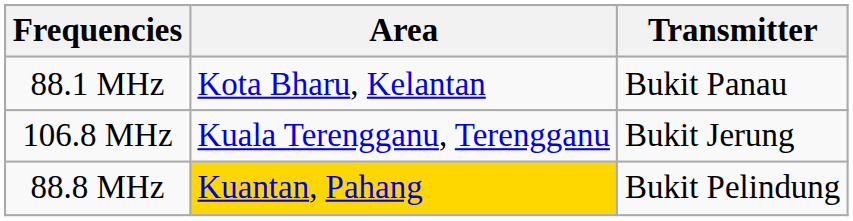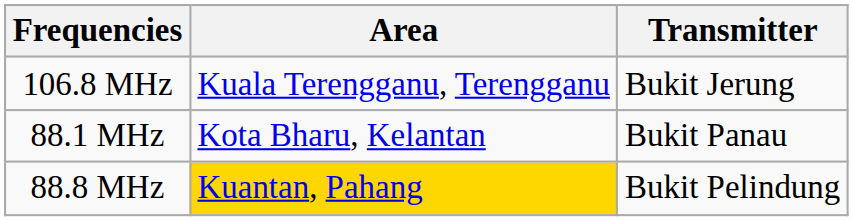rows swapped: (97, 82) <-> (97, 135)
